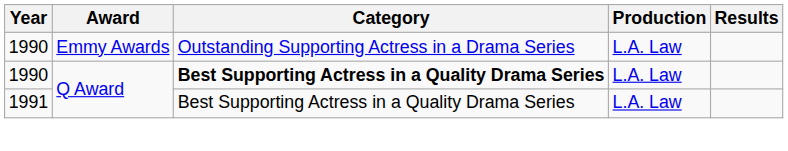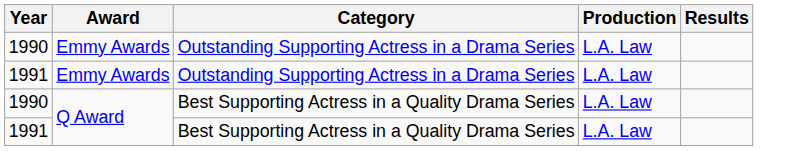+ row: (28, 74)
(391, 74) bold -> (376, 103) normal
